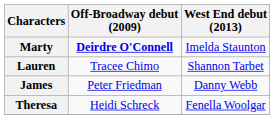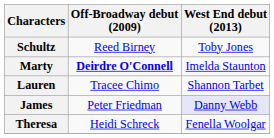+ row: (36, 47)
(226, 85) no background -> (226, 104) lavender background
